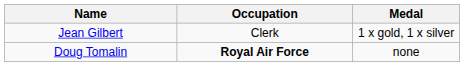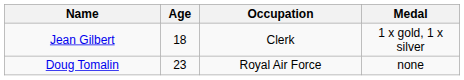+ column: (180, 14)
(265, 52) bold -> (281, 65) normal
